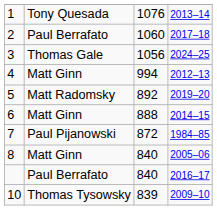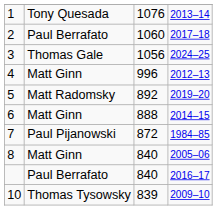(147, 74) 994 -> (147, 74) 996
